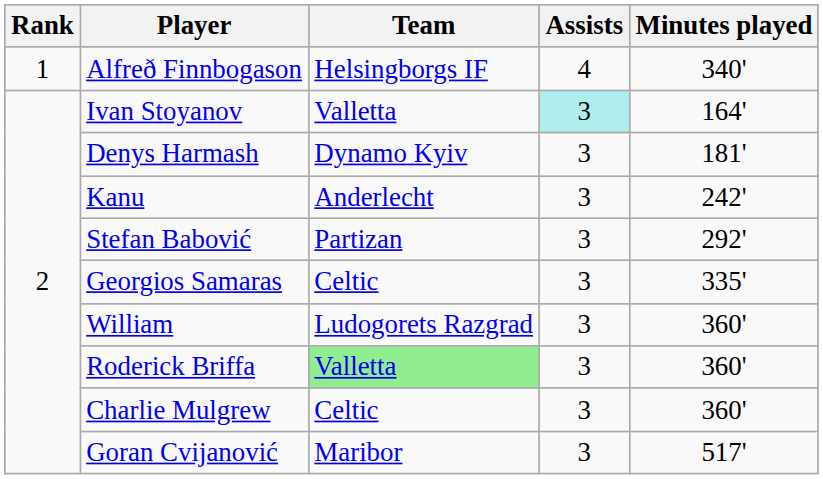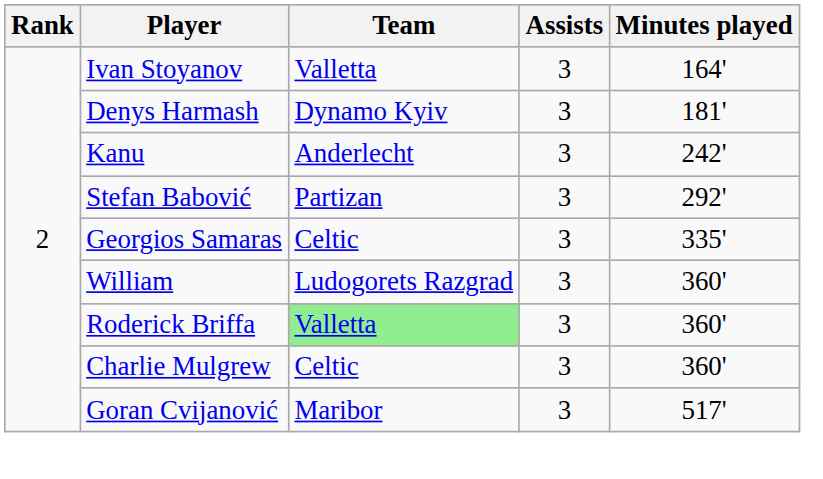- row: (194, 68)
(584, 111) paleturquoise background -> (564, 68) no background
